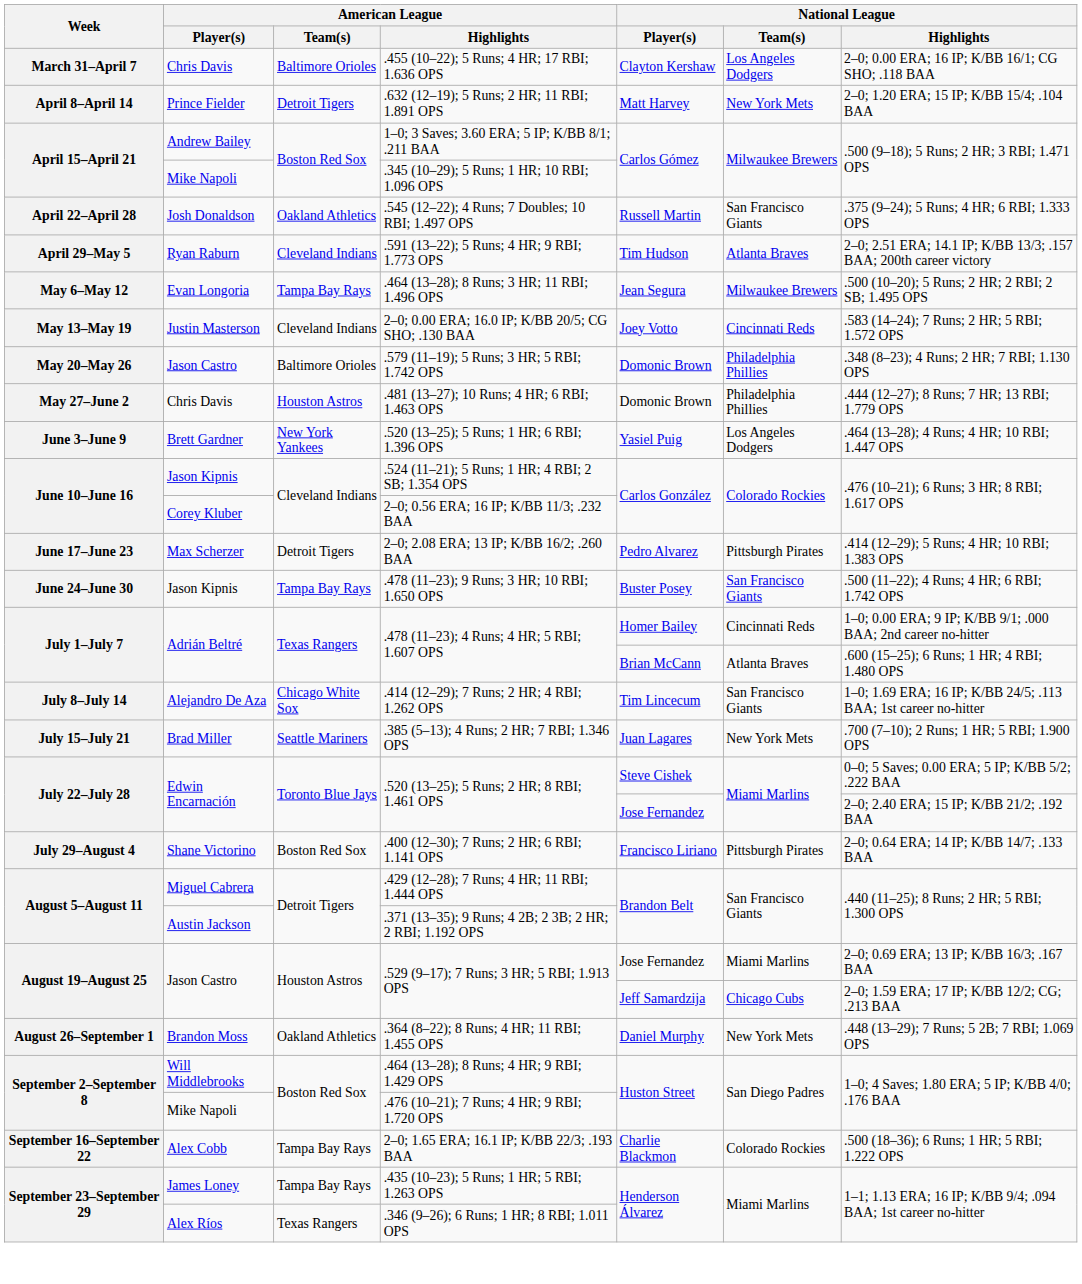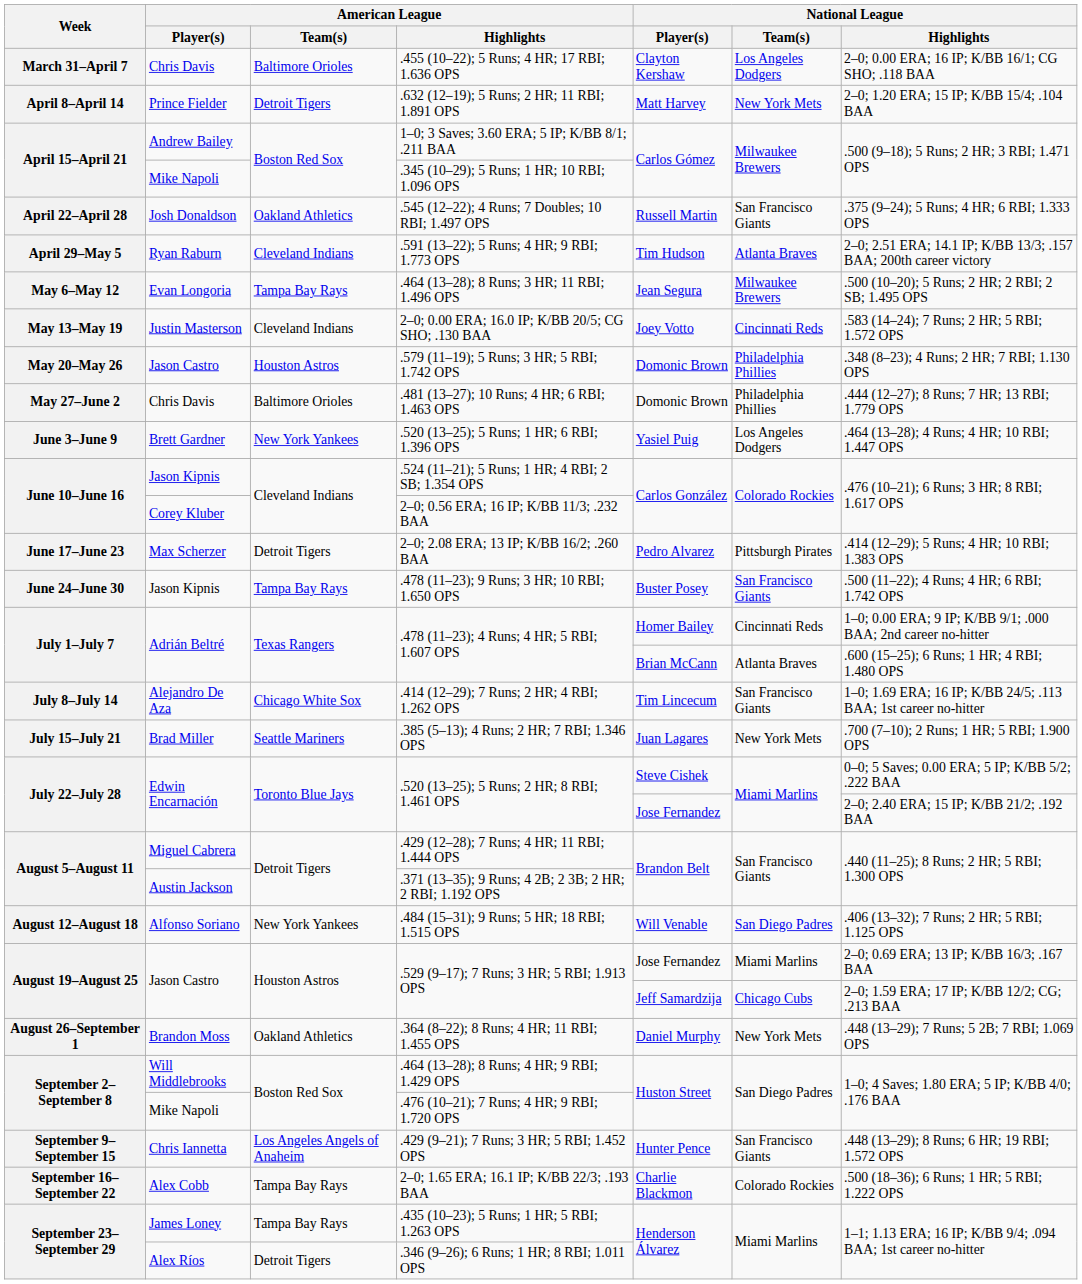(327, 365) Baltimore Orioles -> (296, 365) Houston Astros
(320, 402) Houston Astros -> (303, 402) Baltimore Orioles
- row: (211, 850)
+ row: (194, 924)
+ row: (188, 1148)
(317, 1223) Texas Rangers -> (292, 1260) Detroit Tigers
